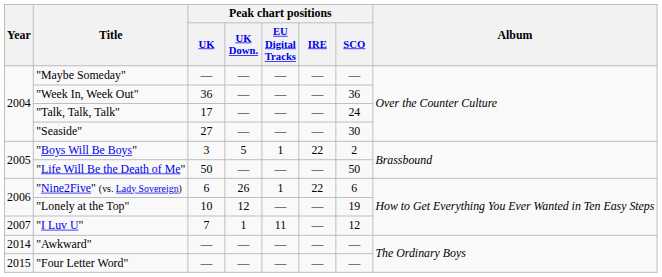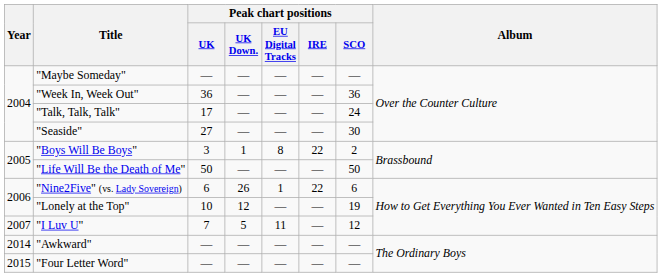(243, 150) 5 -> (243, 150) 1
(280, 150) 1 -> (280, 150) 8
(243, 225) 1 -> (243, 225) 5
